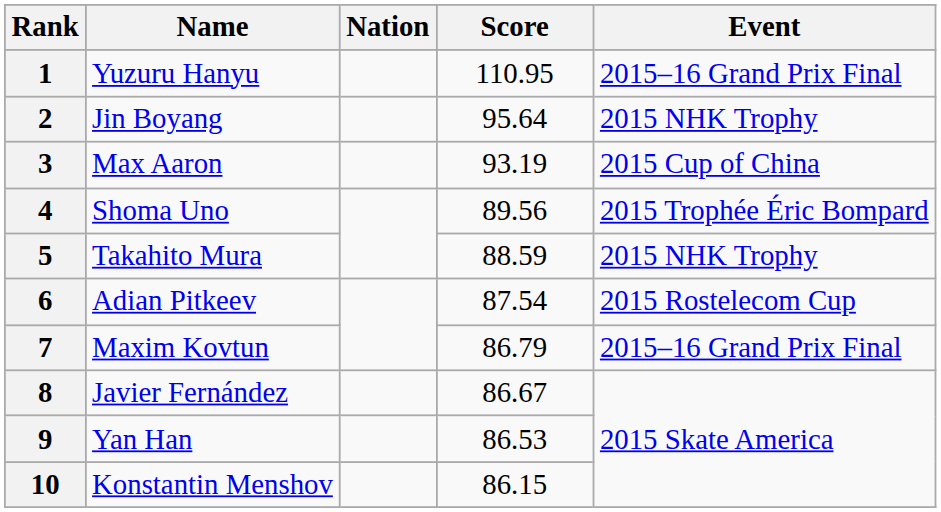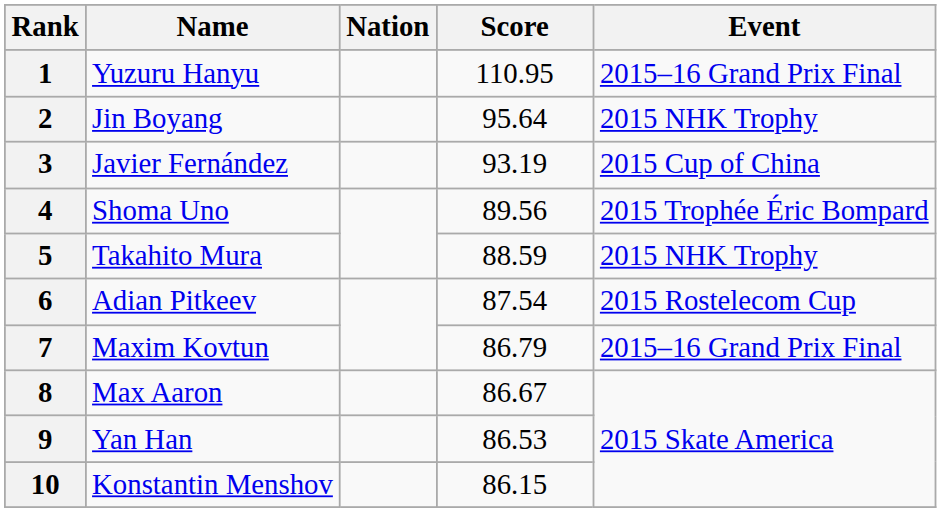(157, 164) Max Aaron -> (190, 164) Javier Fernández
(190, 392) Javier Fernández -> (157, 392) Max Aaron
